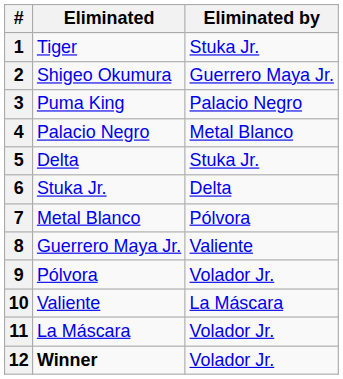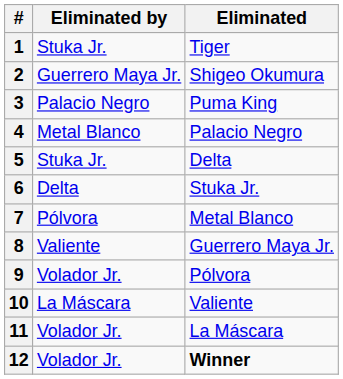columns swapped: (109, 18) <-> (262, 18)
